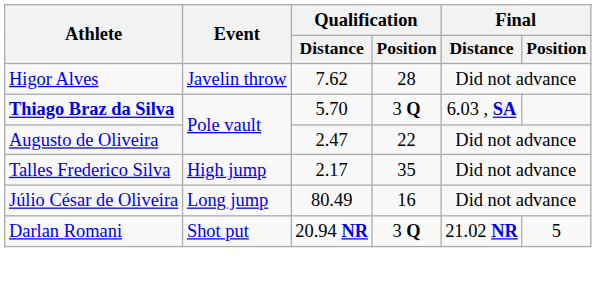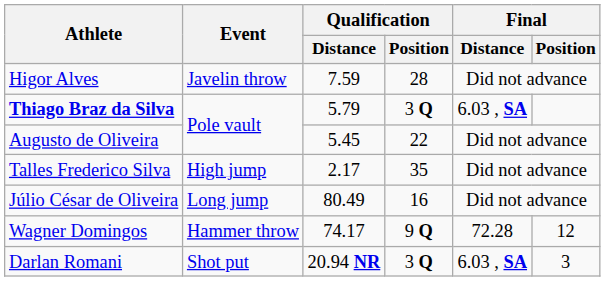(332, 79) 7.62 -> (344, 79) 7.59
(332, 109) 5.70 -> (344, 109) 5.79
(332, 140) 2.47 -> (344, 140) 5.45
+ row: (78, 231)
(481, 231) 21.02 NR -> (492, 261) 6.03 , SA
(556, 231) 5 -> (566, 261) 3
